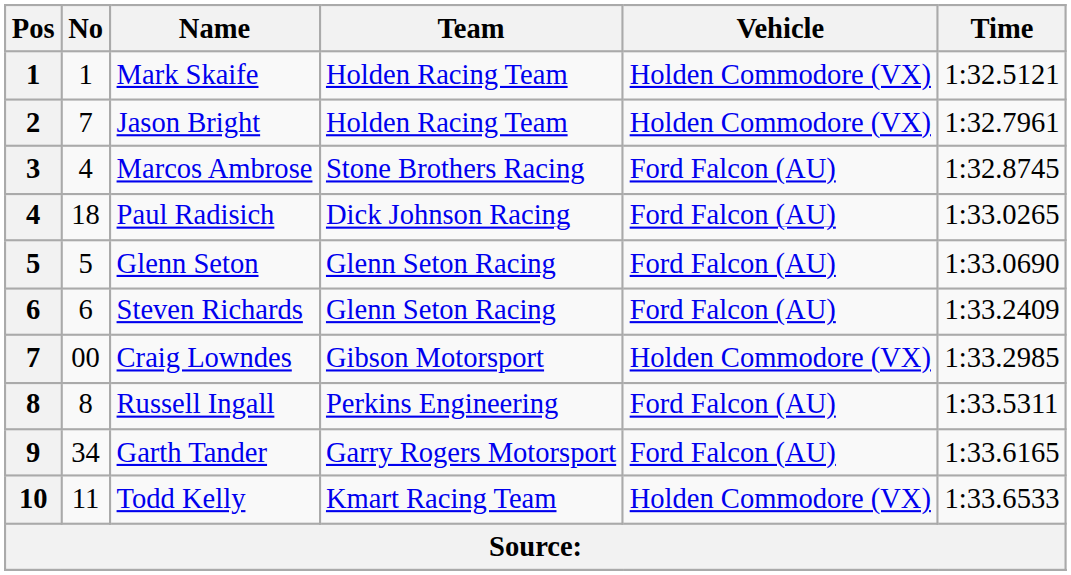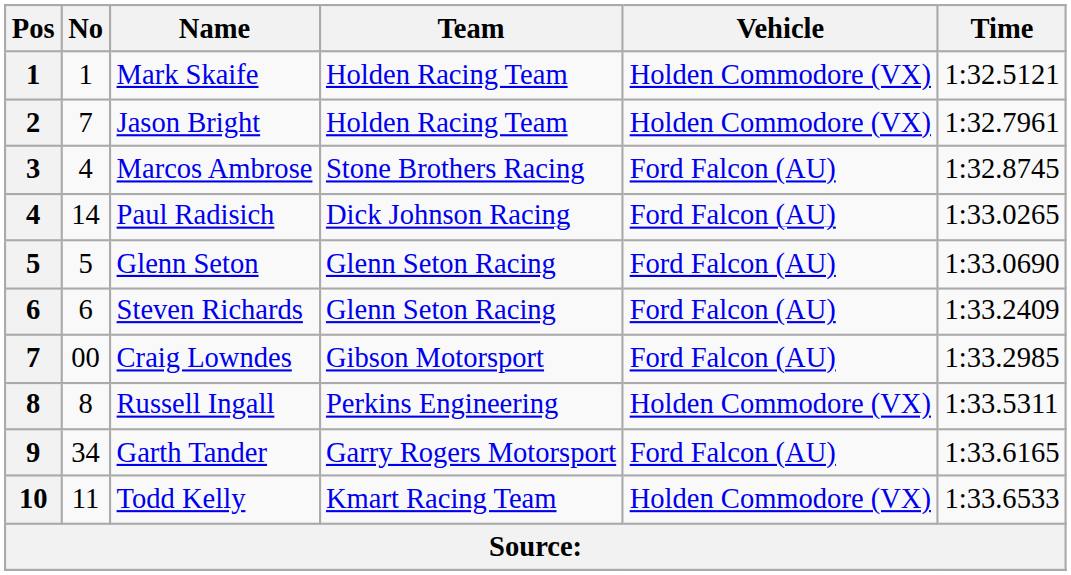(86, 216) 18 -> (86, 216) 14
(780, 357) Holden Commodore (VX) -> (733, 357) Ford Falcon (AU)
(733, 404) Ford Falcon (AU) -> (780, 404) Holden Commodore (VX)
